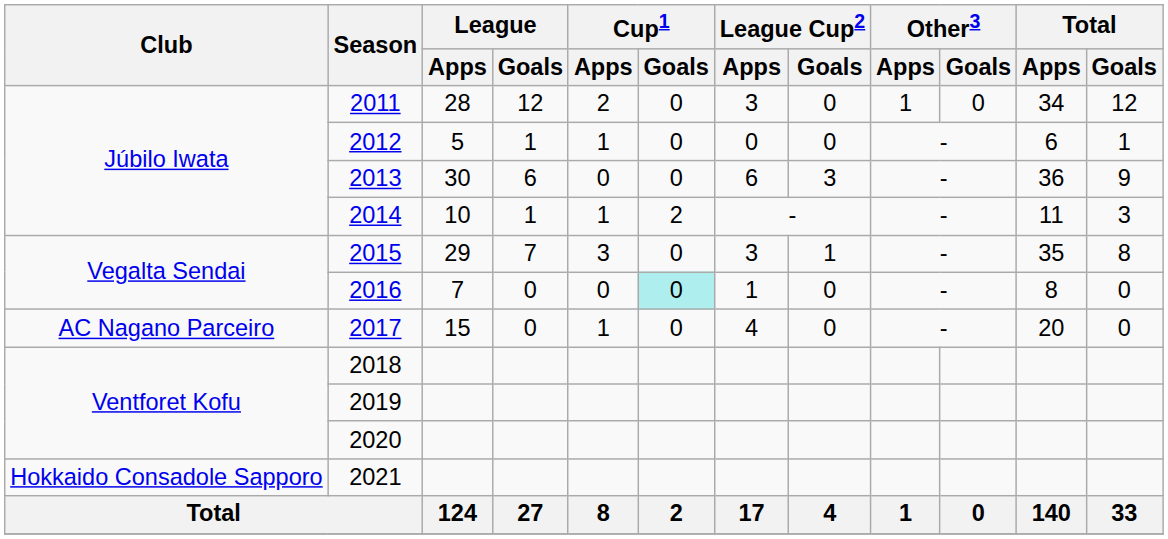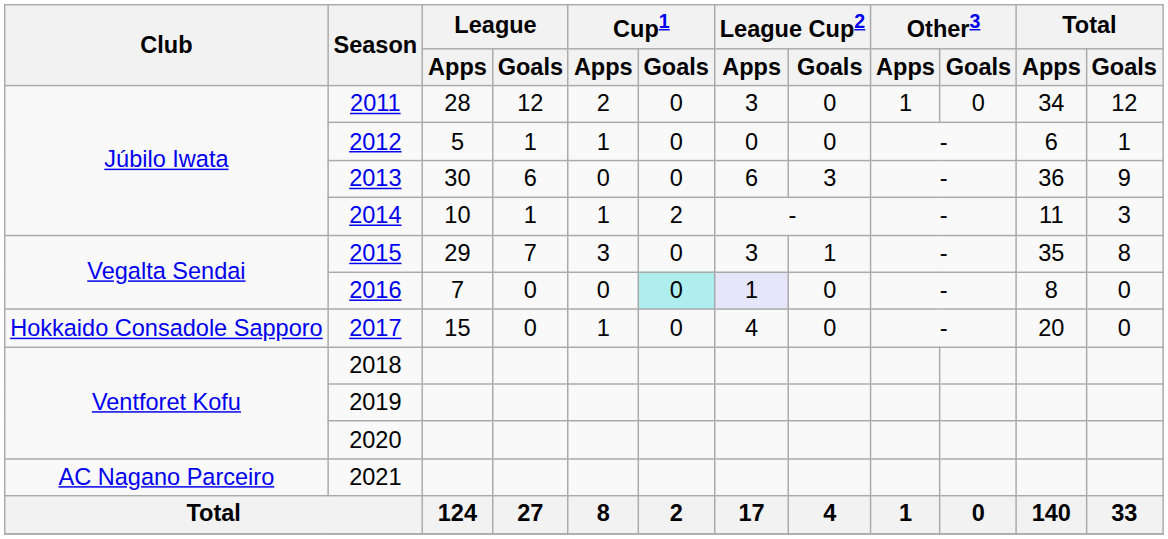(752, 290) no background -> (752, 290) lavender background
(166, 327) AC Nagano Parceiro -> (166, 327) Hokkaido Consadole Sapporo
(166, 477) Hokkaido Consadole Sapporo -> (166, 477) AC Nagano Parceiro
